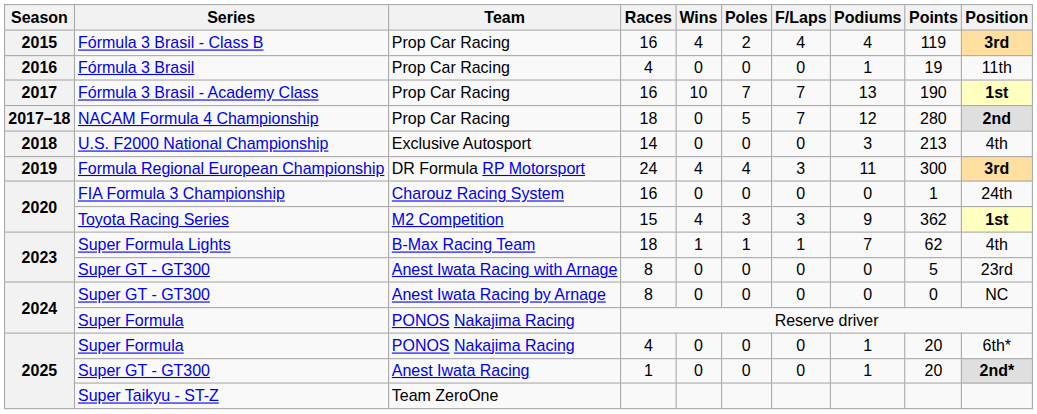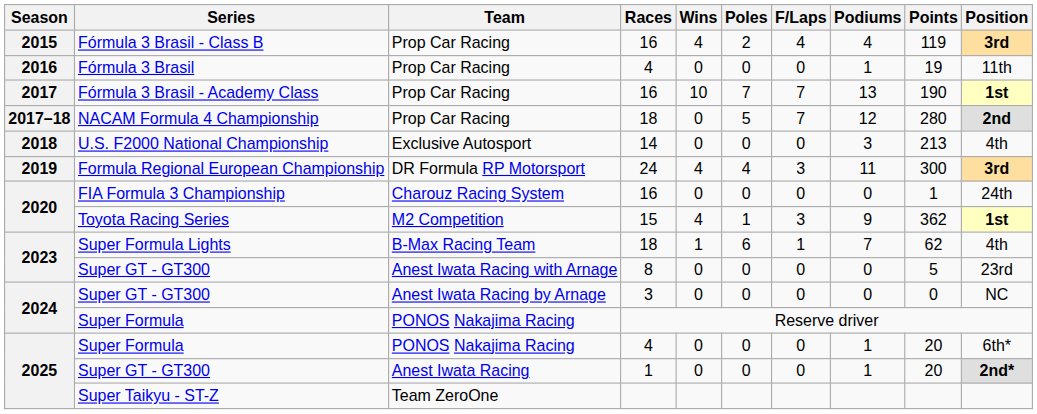(746, 220) 3 -> (746, 220) 1
(746, 245) 1 -> (746, 245) 6
(648, 295) 8 -> (648, 295) 3
